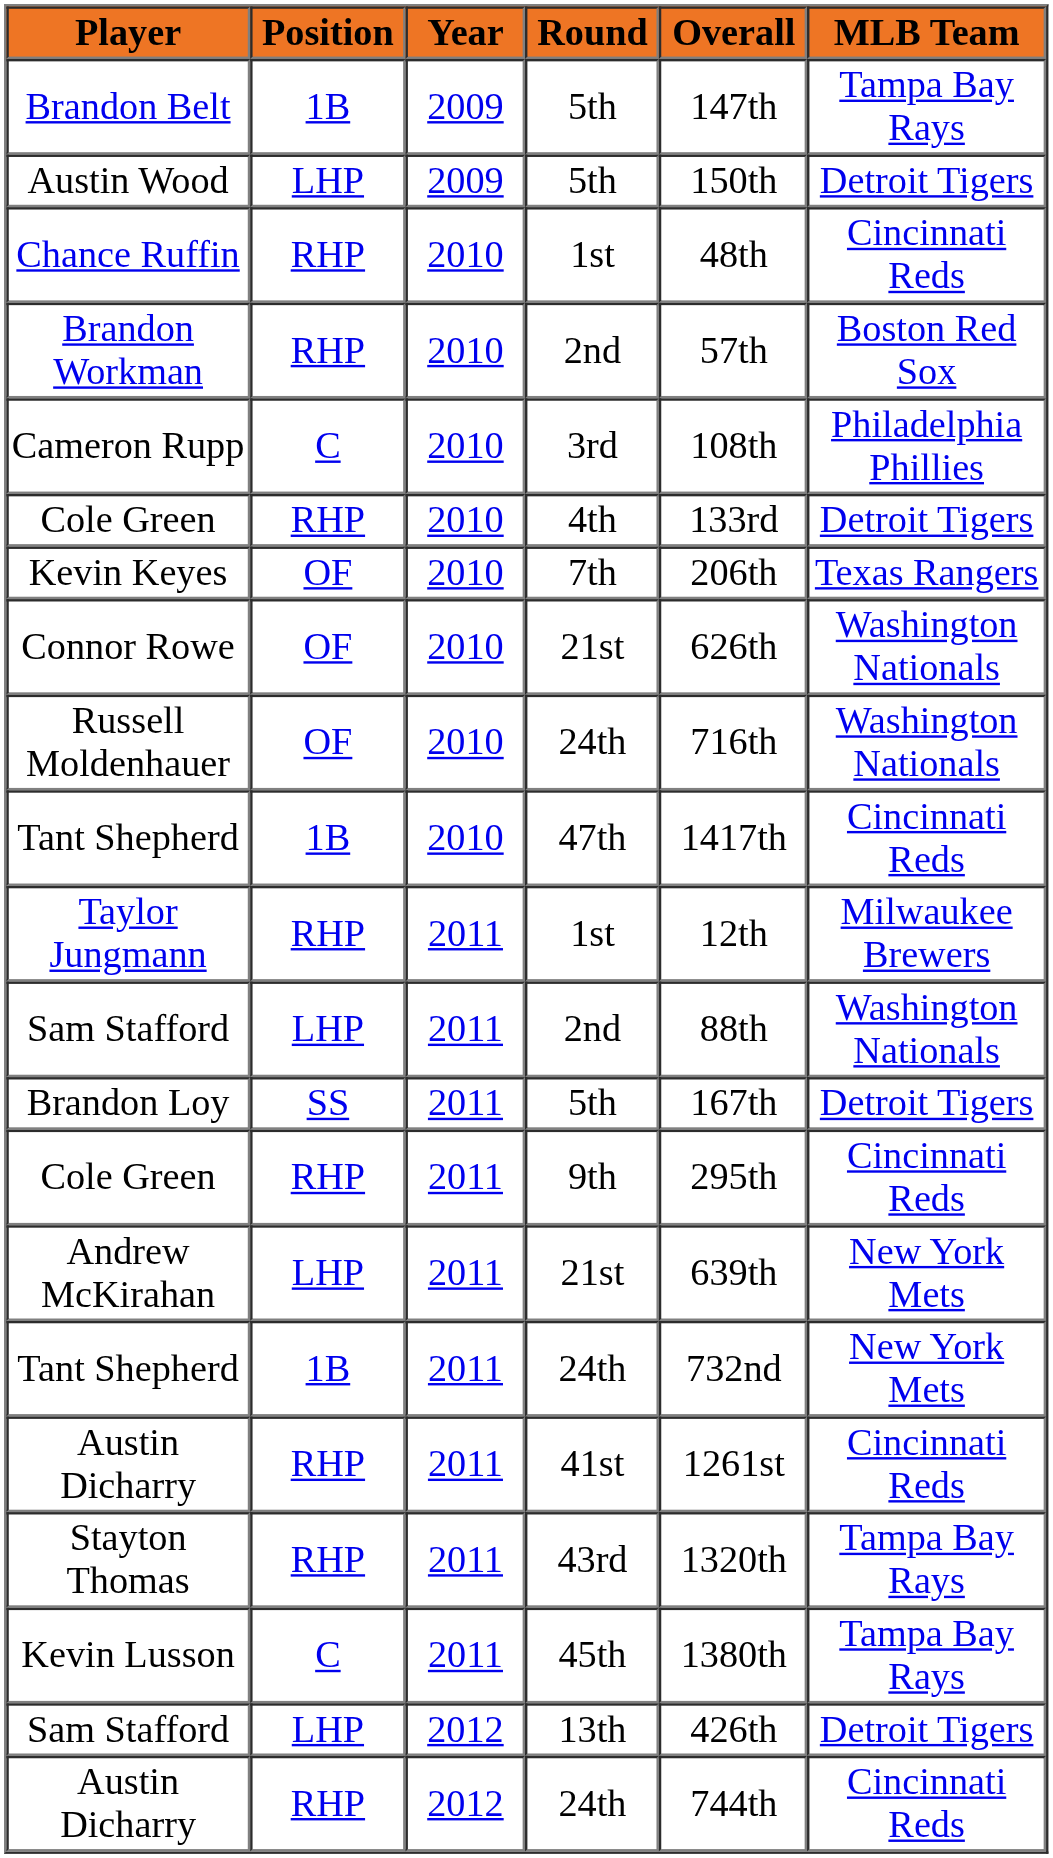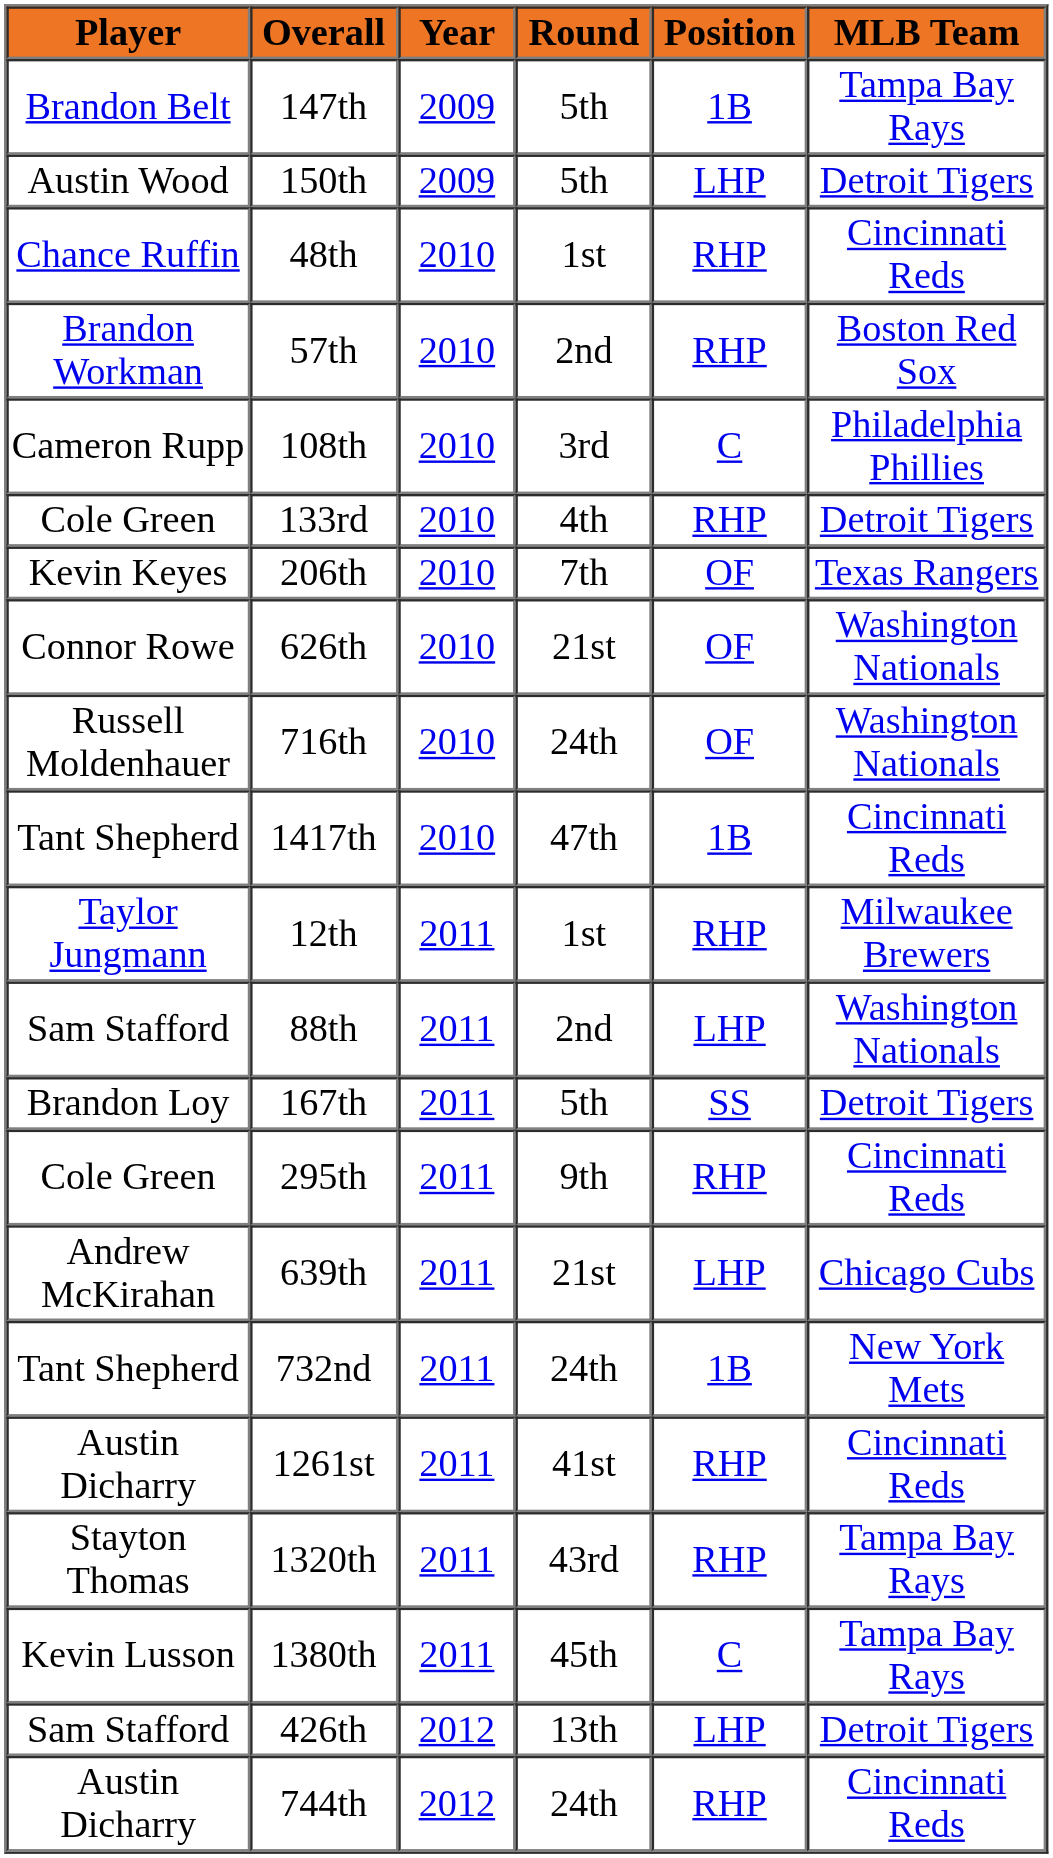columns swapped: (328, 31) <-> (734, 31)
(927, 1272) New York Mets -> (927, 1272) Chicago Cubs
